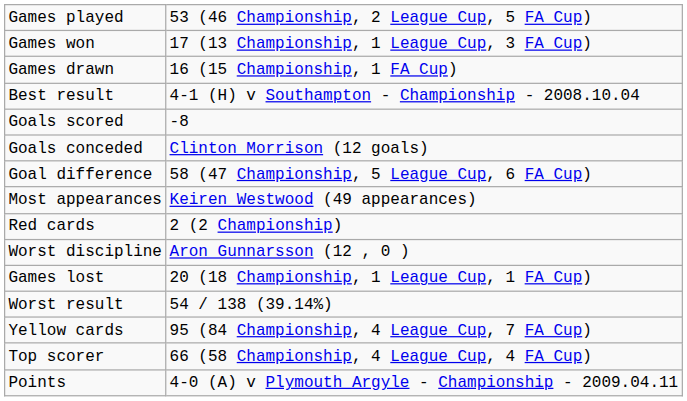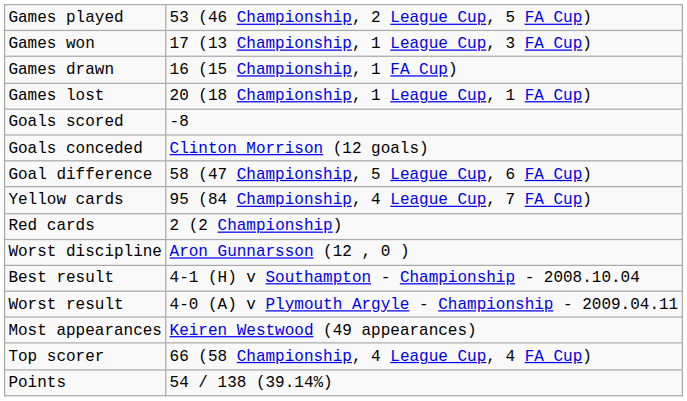rows swapped: (56, 278) <-> (61, 96)
rows swapped: (66, 330) <-> (85, 200)
(251, 304) 54 / 138 (39.14%) -> (424, 304) 4-0 (A) v Plymouth Argyle - Championship - 2009.04.11
(424, 382) 4-0 (A) v Plymouth Argyle - Championship - 2009.04.11 -> (251, 382) 54 / 138 (39.14%)
